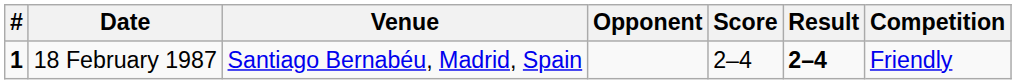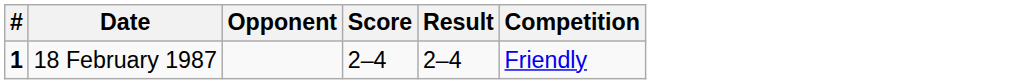- column: (405, 22)
(808, 59) bold -> (442, 59) normal
